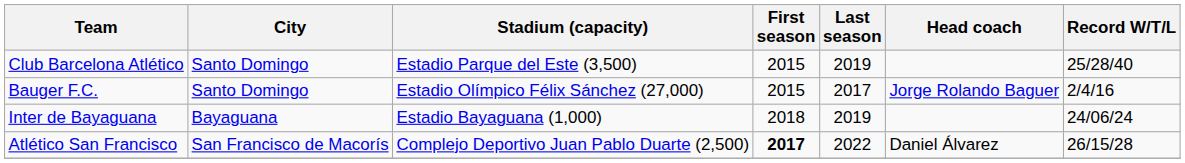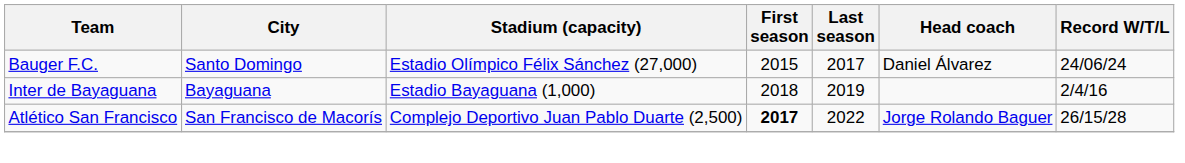- row: (96, 63)
(974, 90) Jorge Rolando Baguer -> (937, 63) Daniel Álvarez
(1090, 90) 2/4/16 -> (1093, 63) 24/06/24
(1100, 117) 24/06/24 -> (1084, 90) 2/4/16
(944, 144) Daniel Álvarez -> (968, 117) Jorge Rolando Baguer
